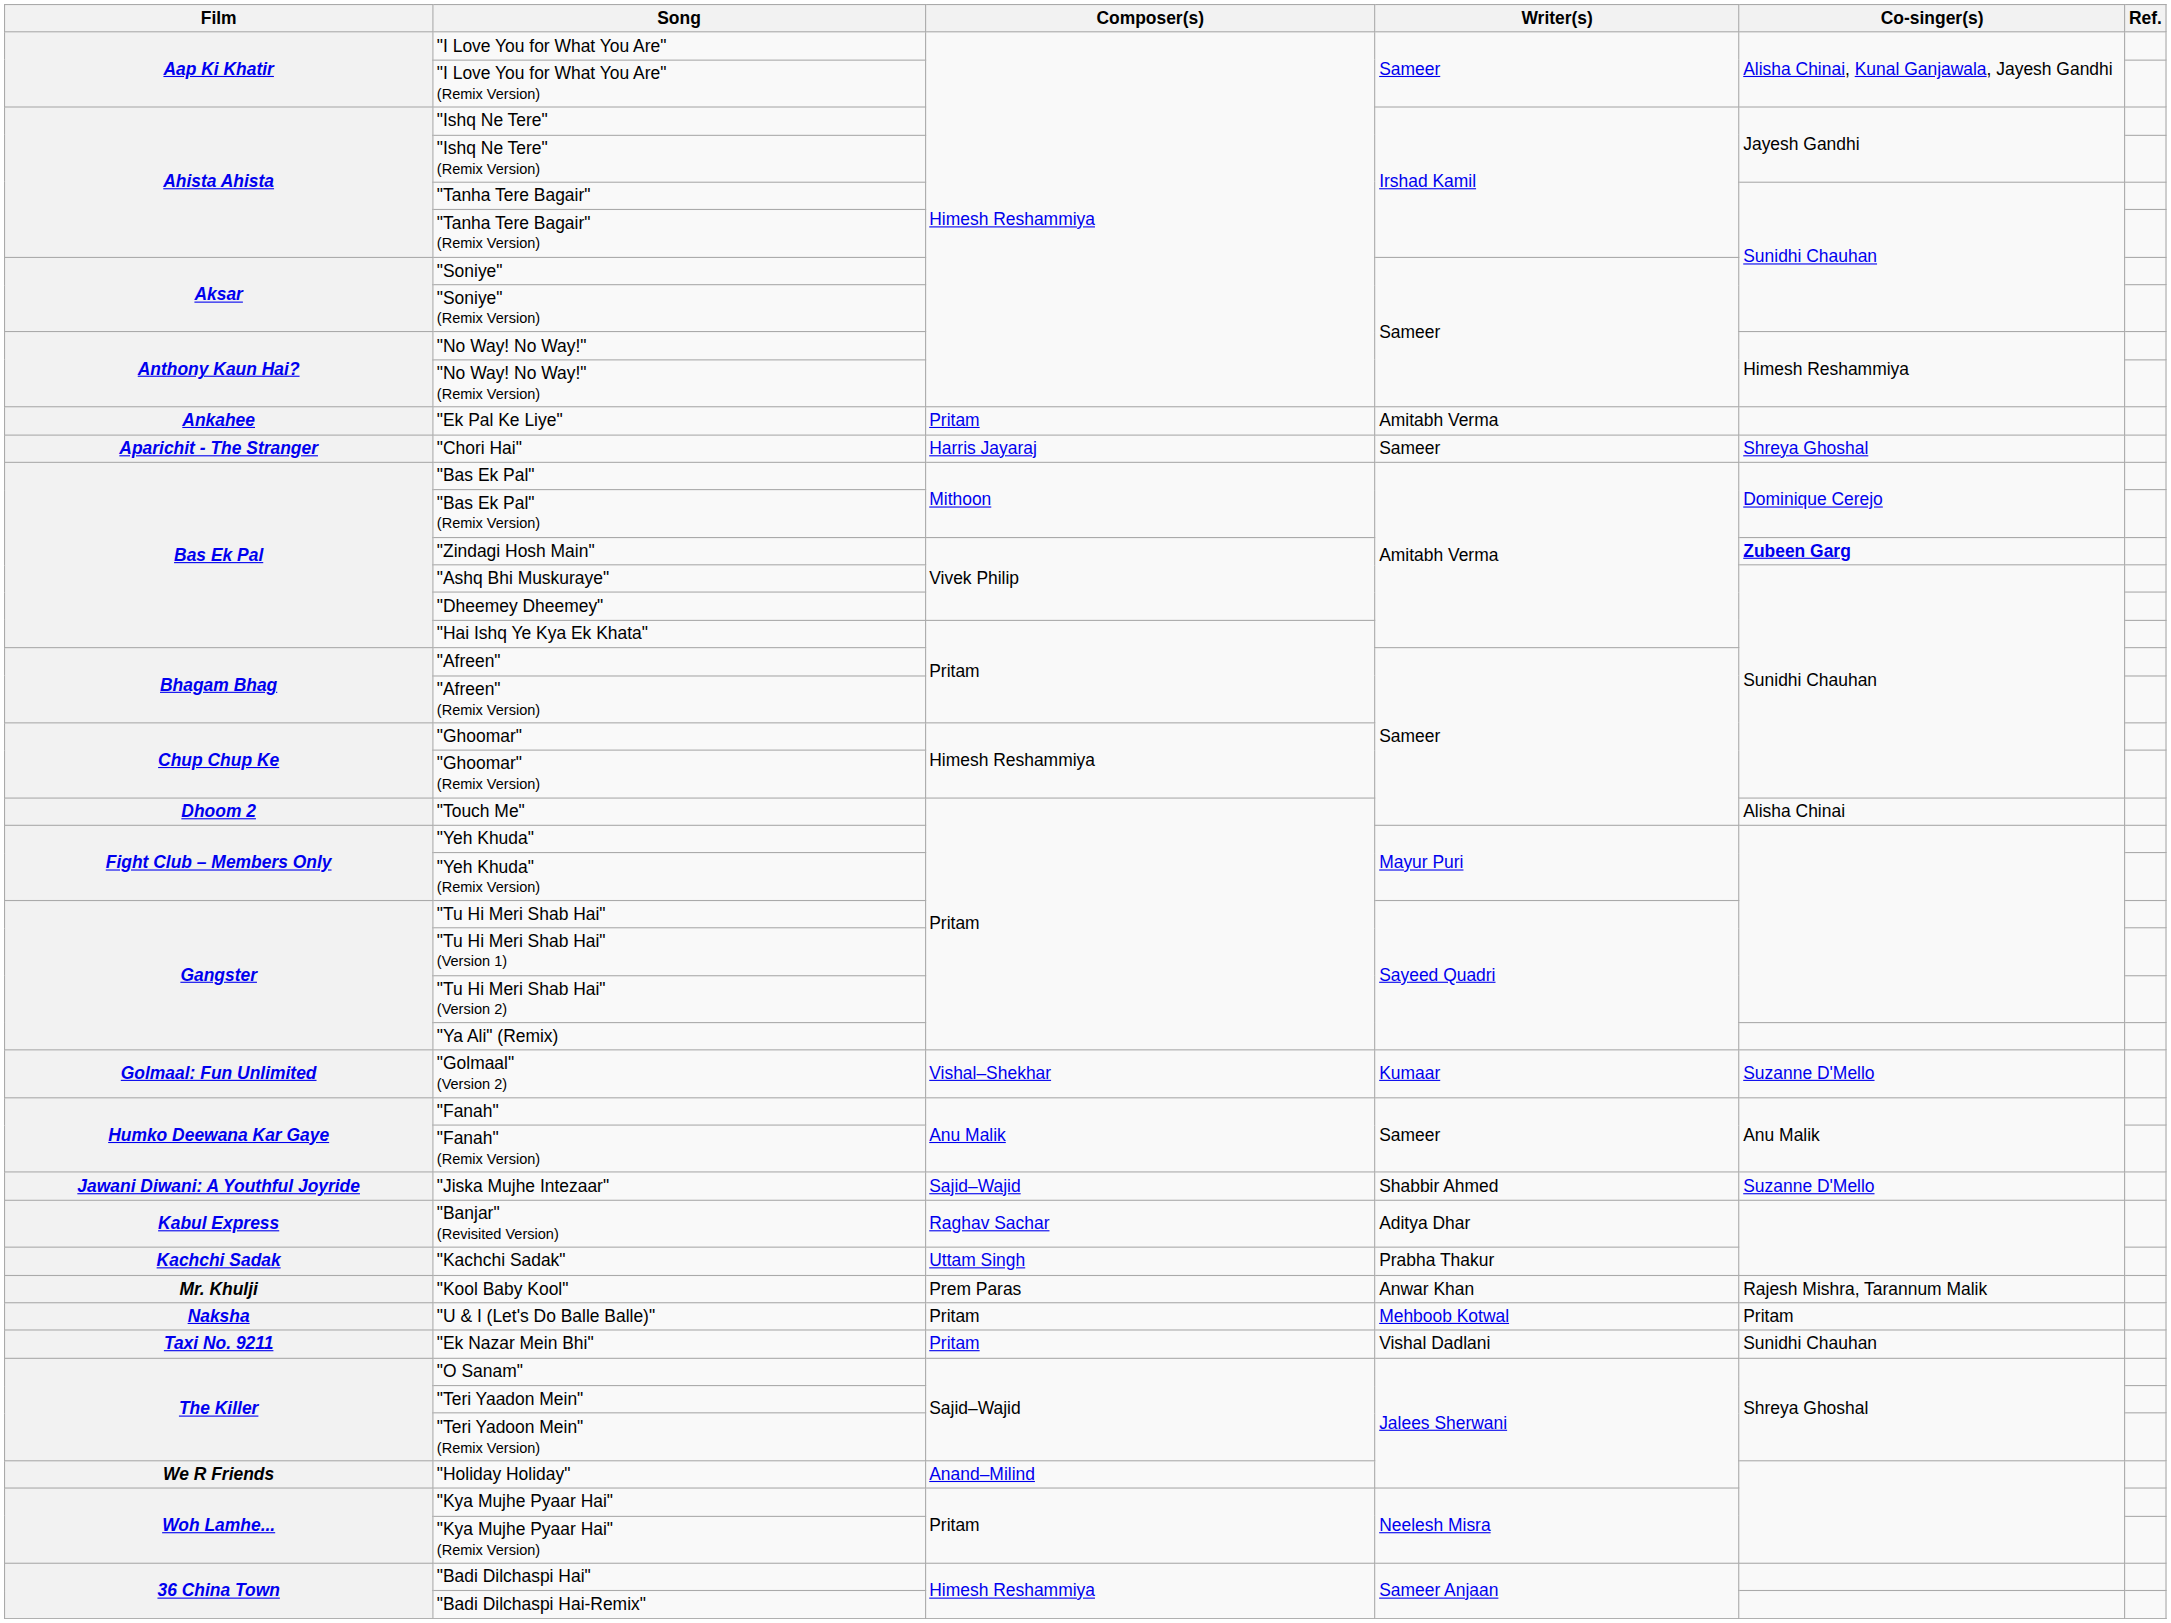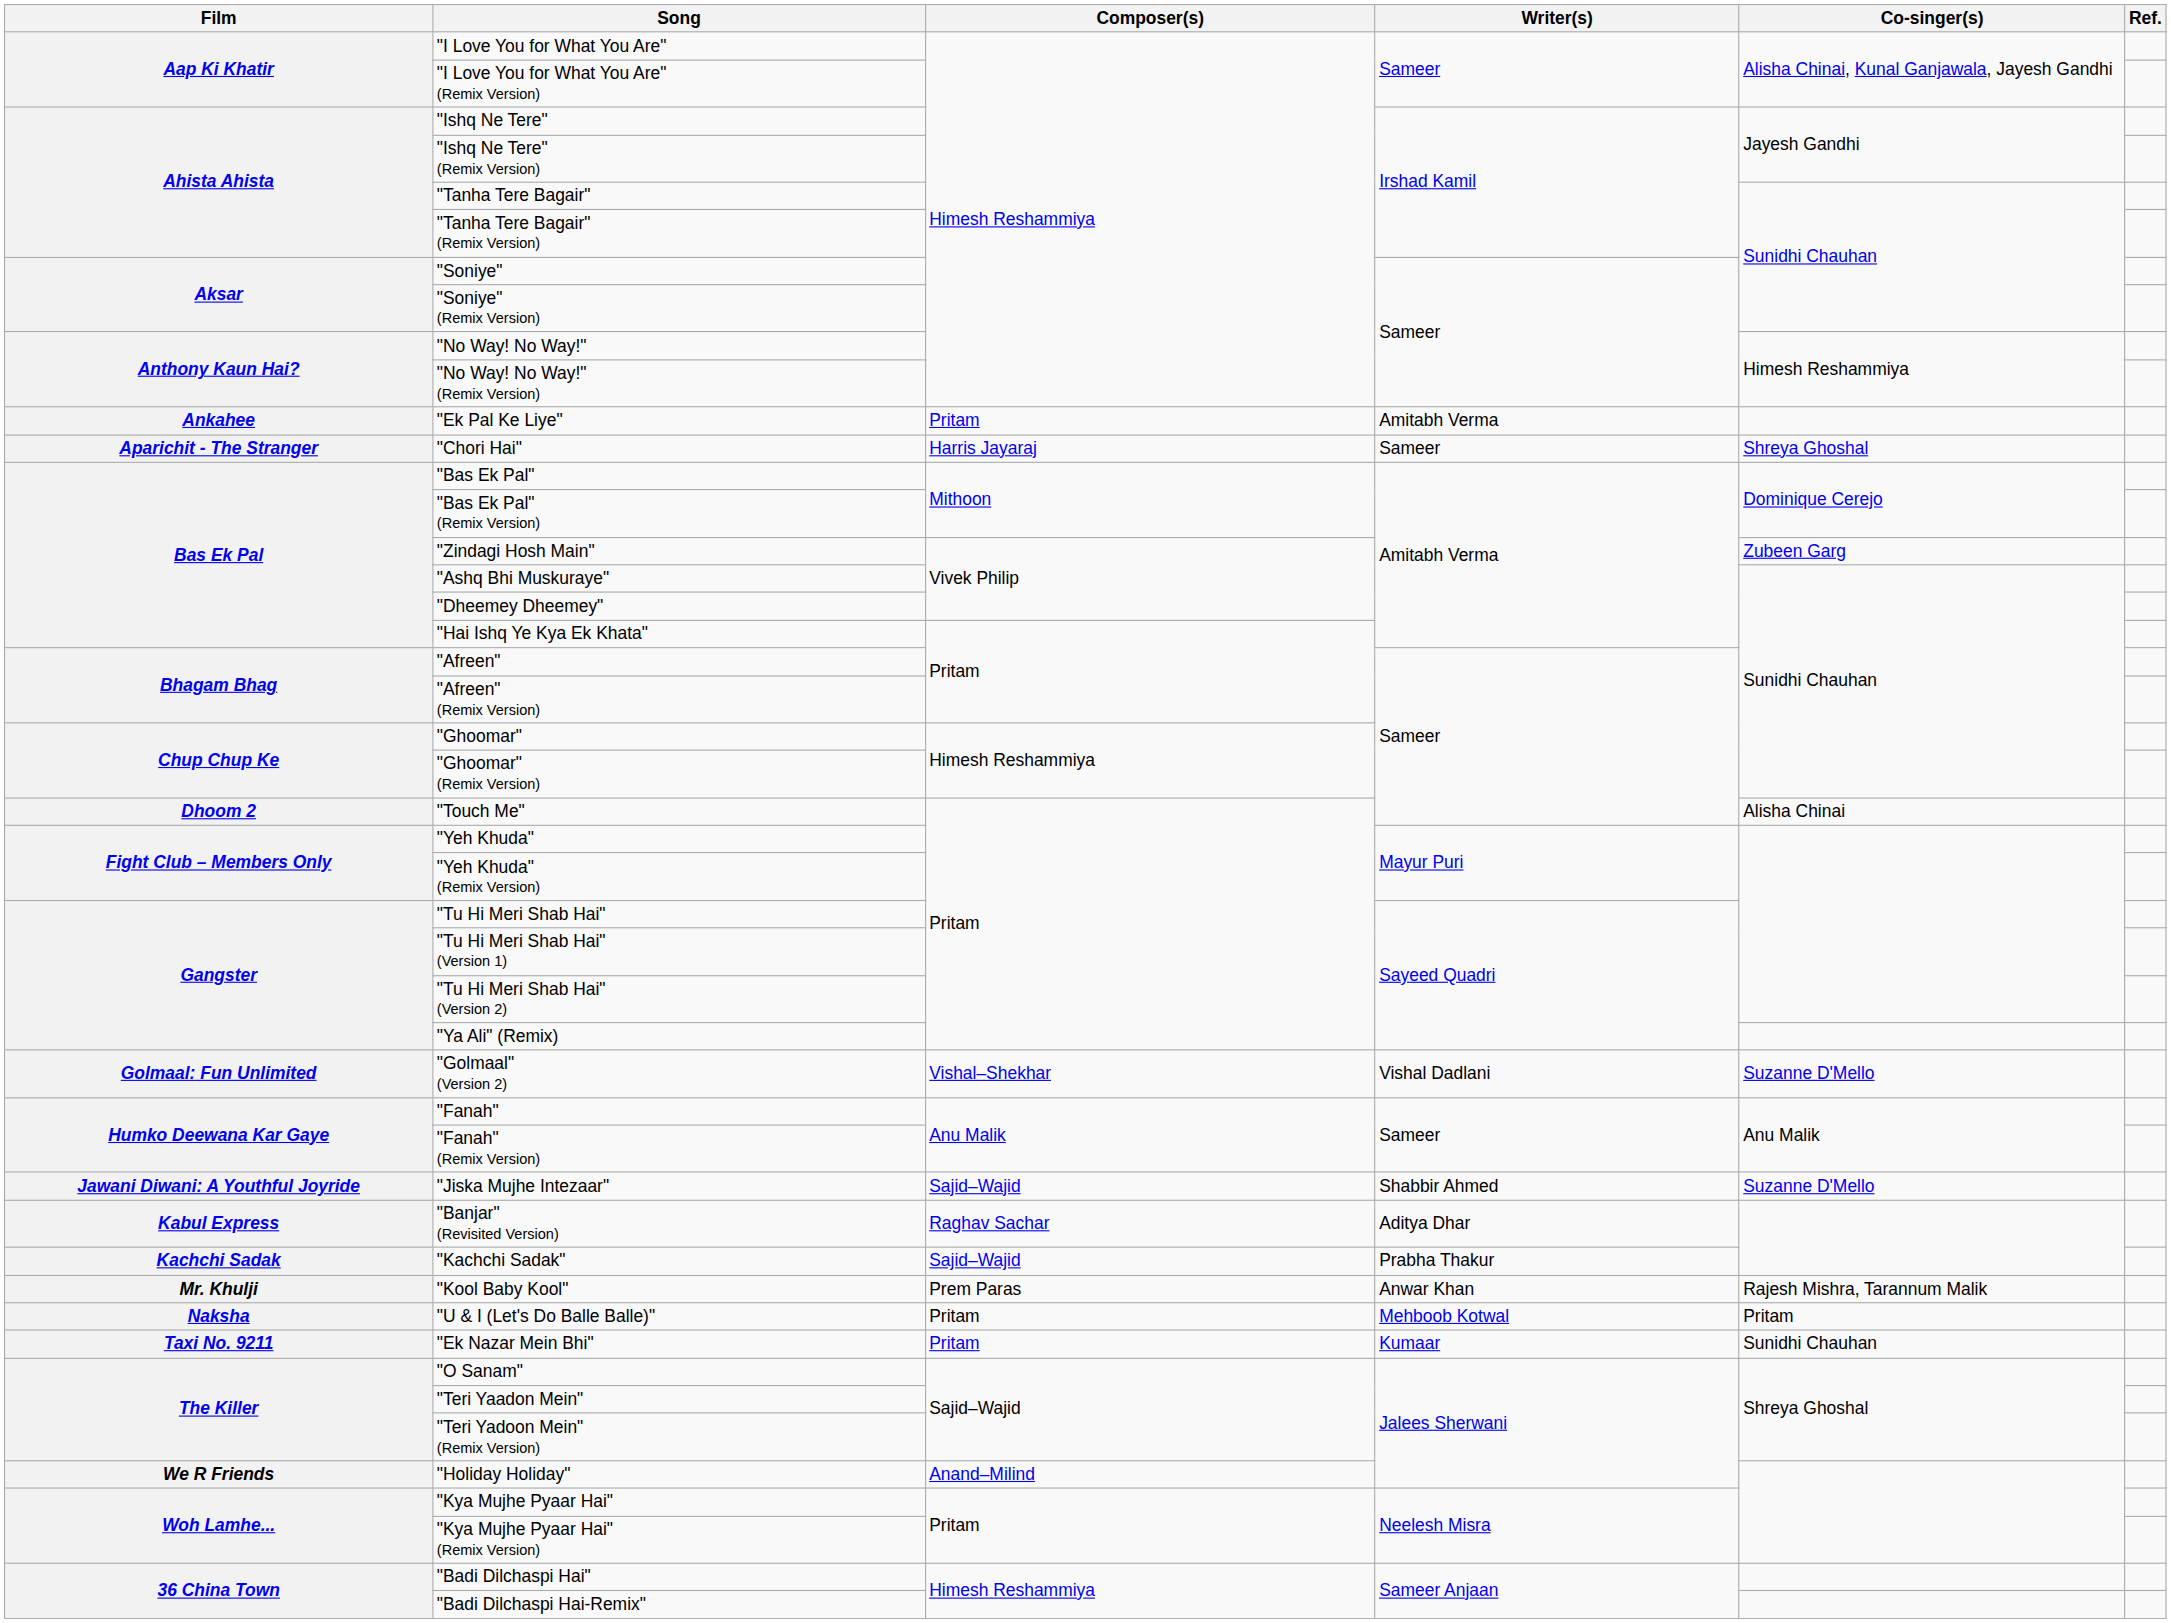(1797, 550) bold -> (1795, 550) normal
(1410, 1073) Kumaar -> (1435, 1073) Vishal Dadlani
(977, 1261) Uttam Singh -> (975, 1261) Sajid–Wajid
(1435, 1344) Vishal Dadlani -> (1410, 1344) Kumaar
